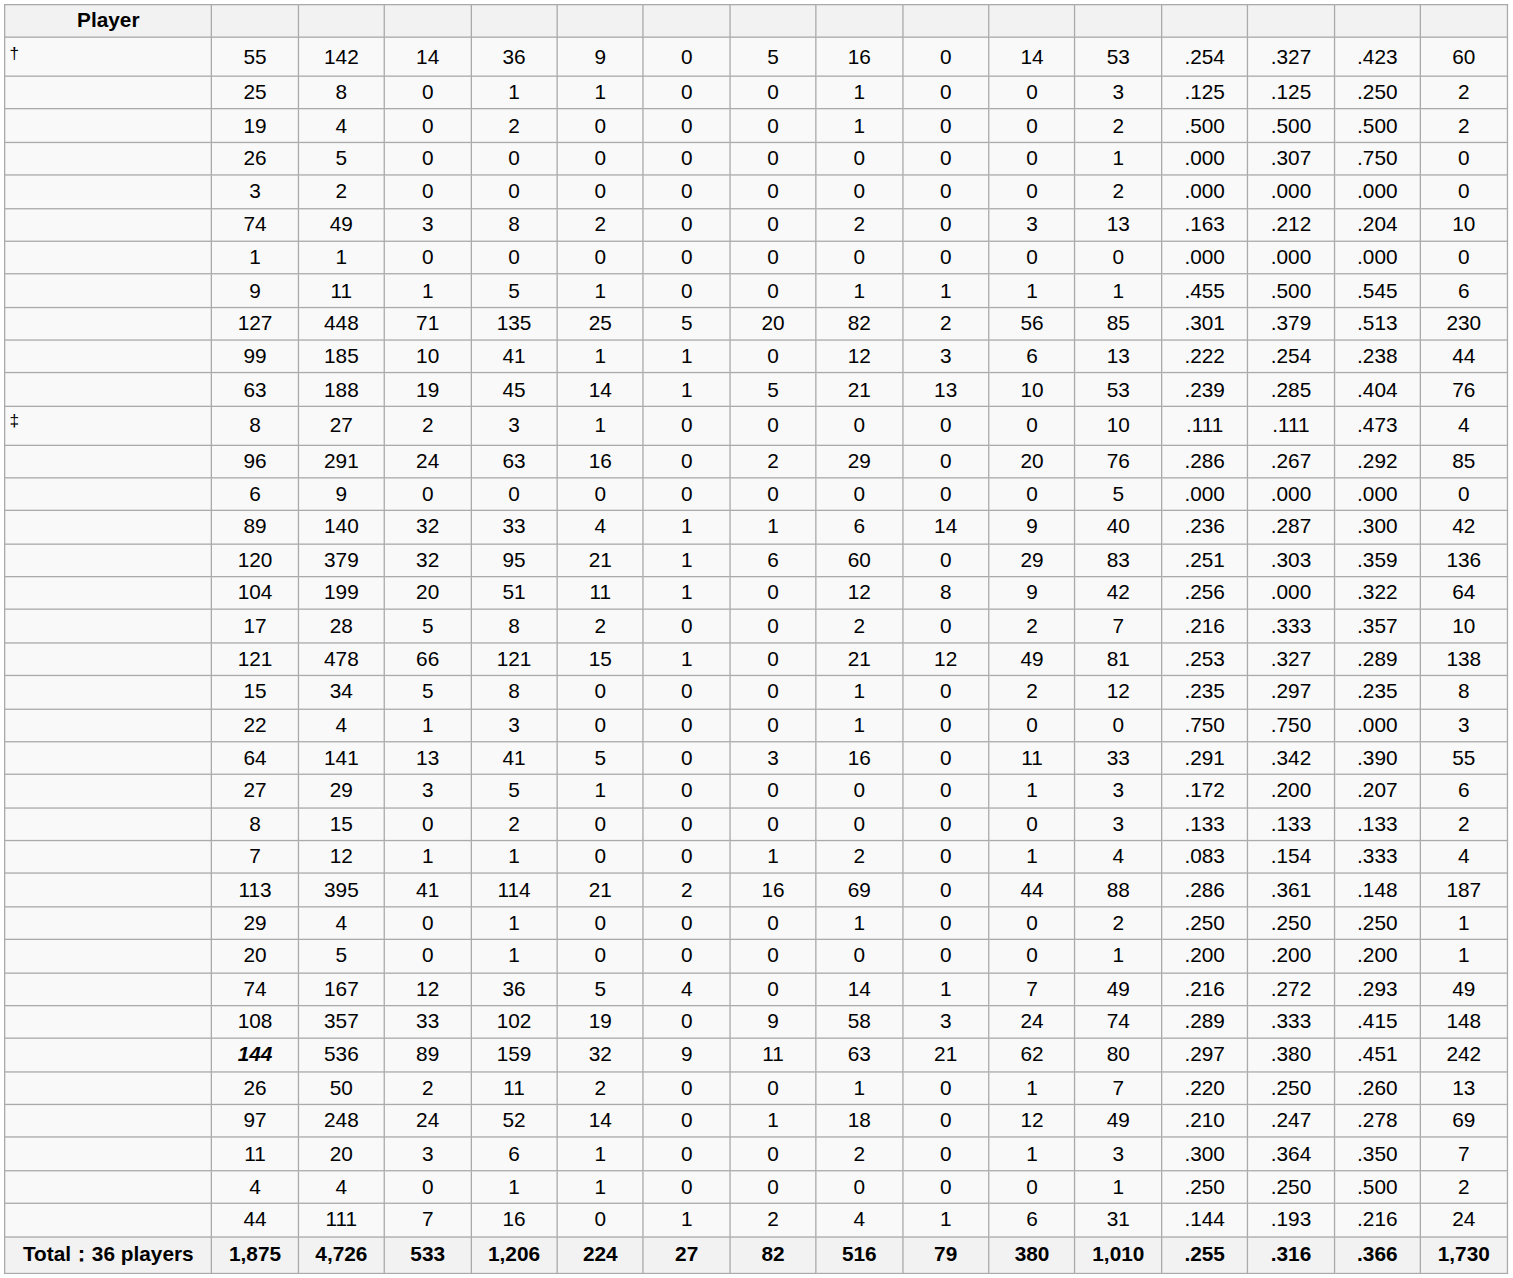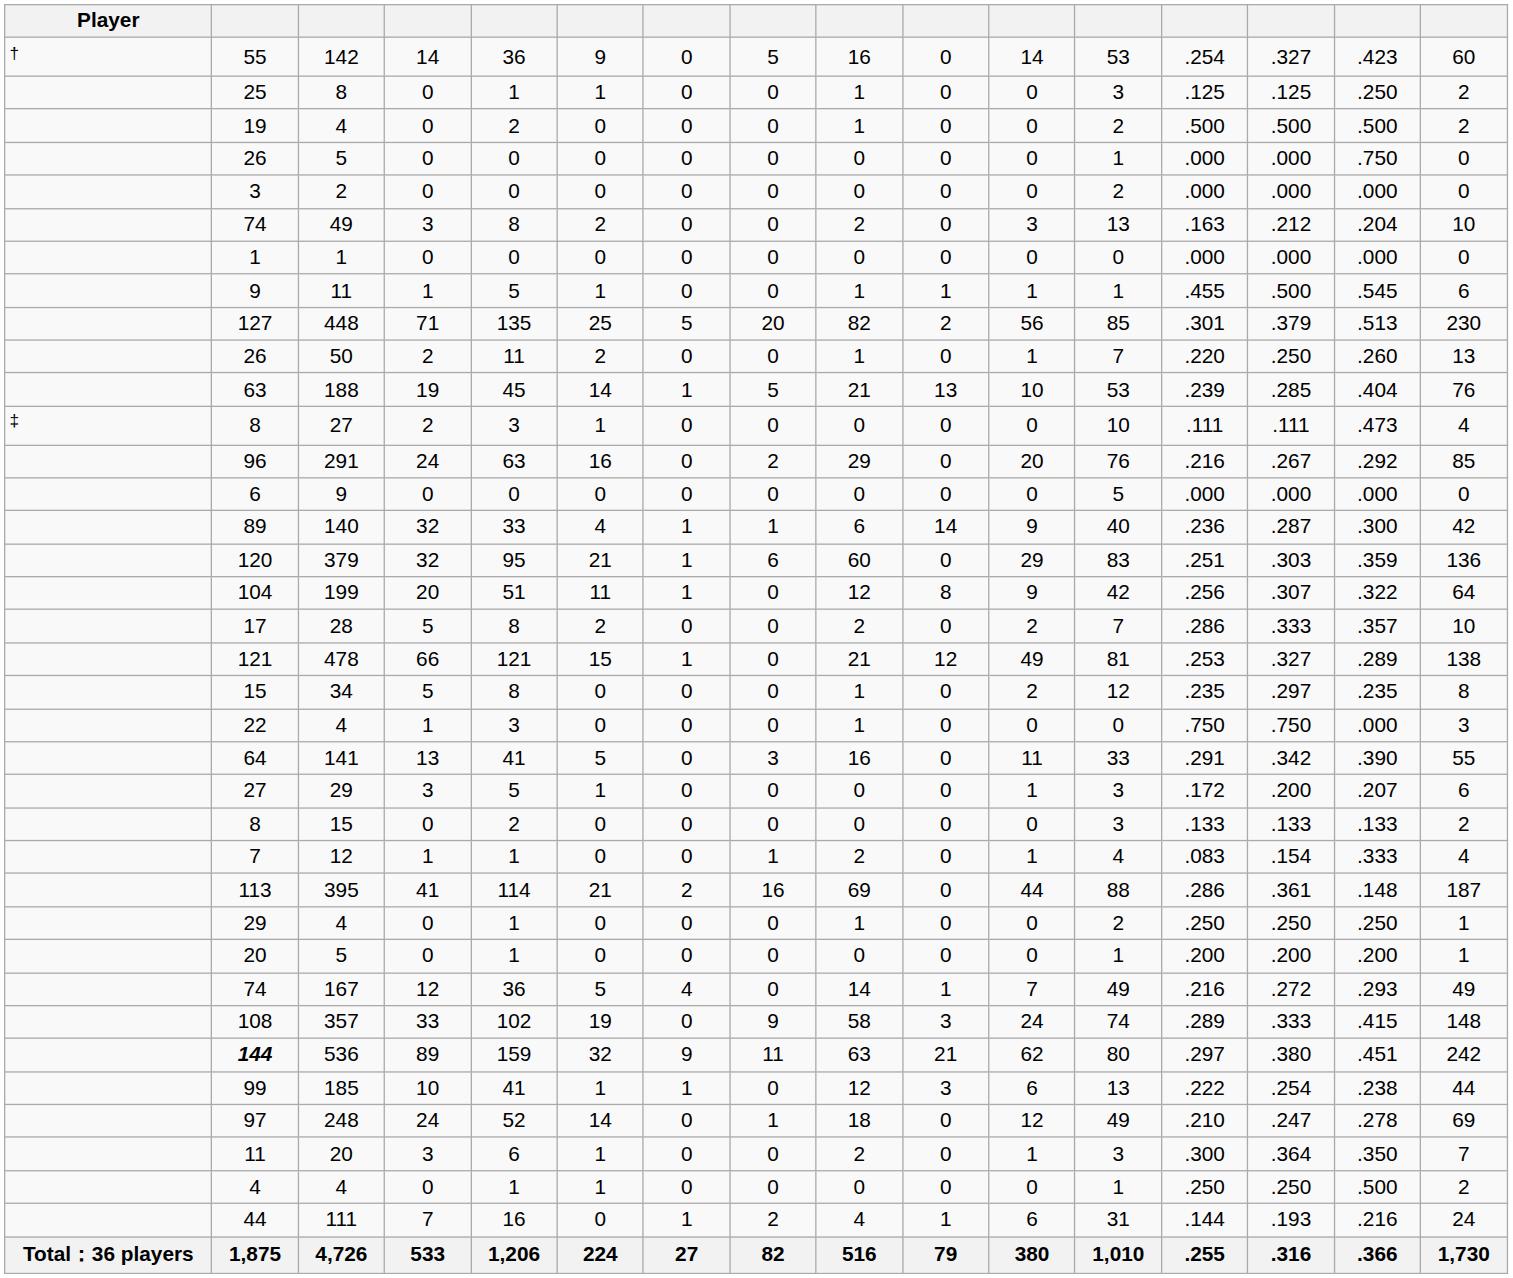(1291, 158) .307 -> (1291, 158) .000
rows swapped: (255, 356) <-> (255, 1087)
(1205, 461) .286 -> (1205, 461) .216
(1291, 593) .000 -> (1291, 593) .307
(1205, 626) .216 -> (1205, 626) .286
